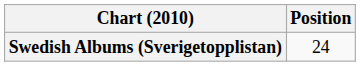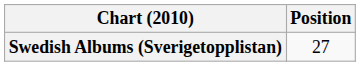(321, 46) 24 -> (321, 46) 27
